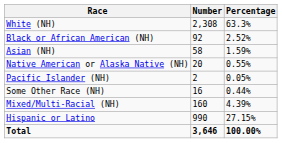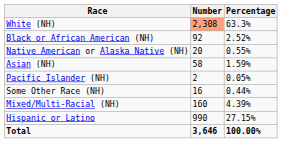(205, 24) no background -> (205, 24) lightsalmon background
rows swapped: (97, 64) <-> (31, 51)
